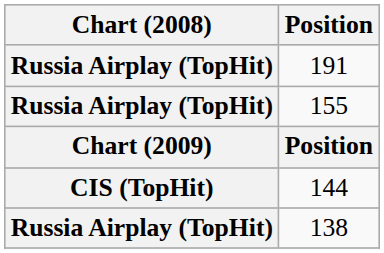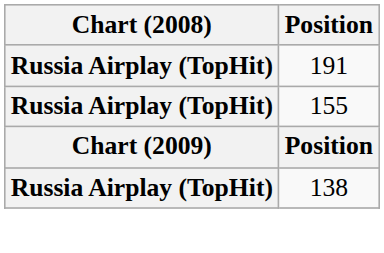- row: (329, 187)
